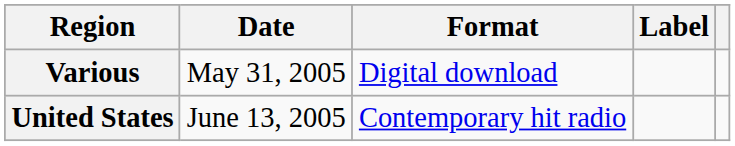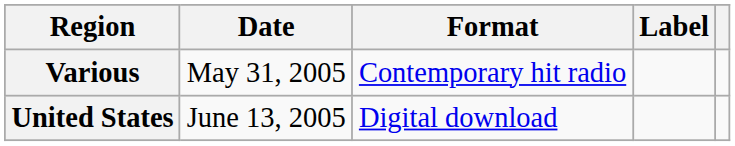(458, 72) Digital download -> (493, 72) Contemporary hit radio
(493, 117) Contemporary hit radio -> (458, 117) Digital download
